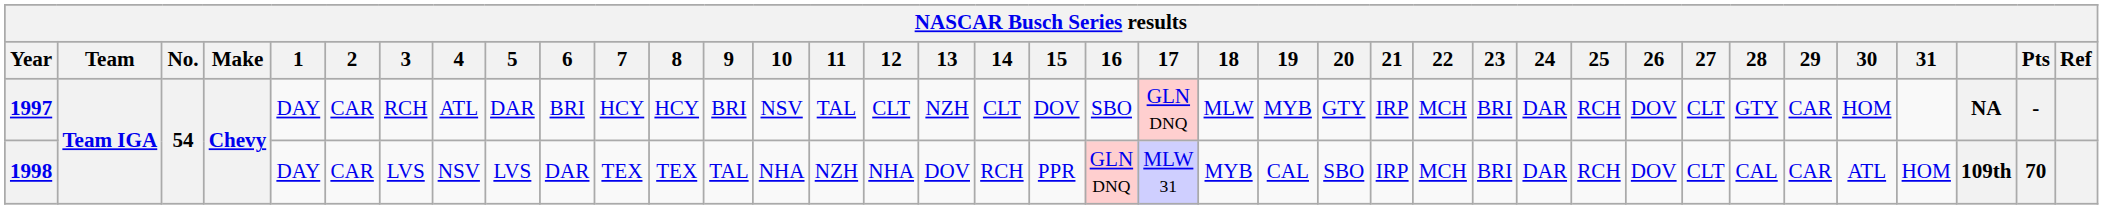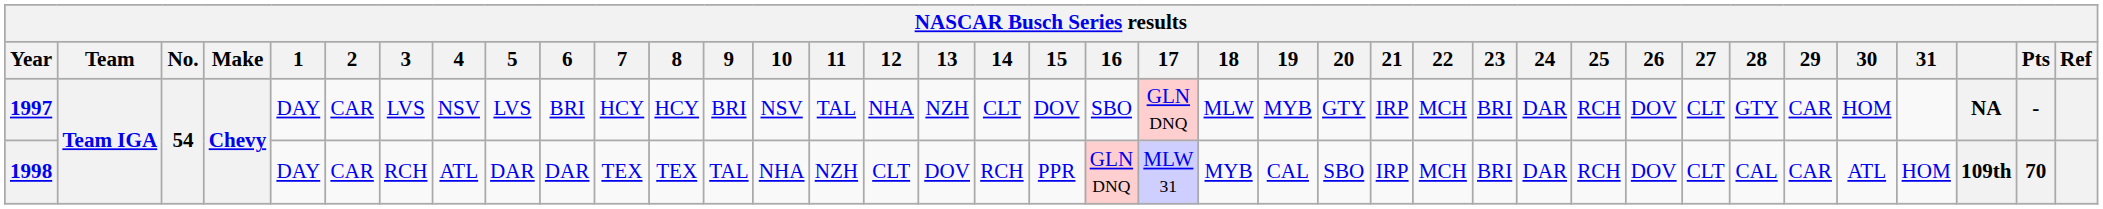(406, 109) RCH -> (406, 109) LVS
(459, 109) ATL -> (459, 109) NSV
(512, 109) DAR -> (512, 109) LVS
(891, 109) CLT -> (891, 109) NHA
(406, 172) LVS -> (406, 172) RCH
(459, 172) NSV -> (459, 172) ATL
(512, 172) LVS -> (512, 172) DAR
(891, 172) NHA -> (891, 172) CLT
